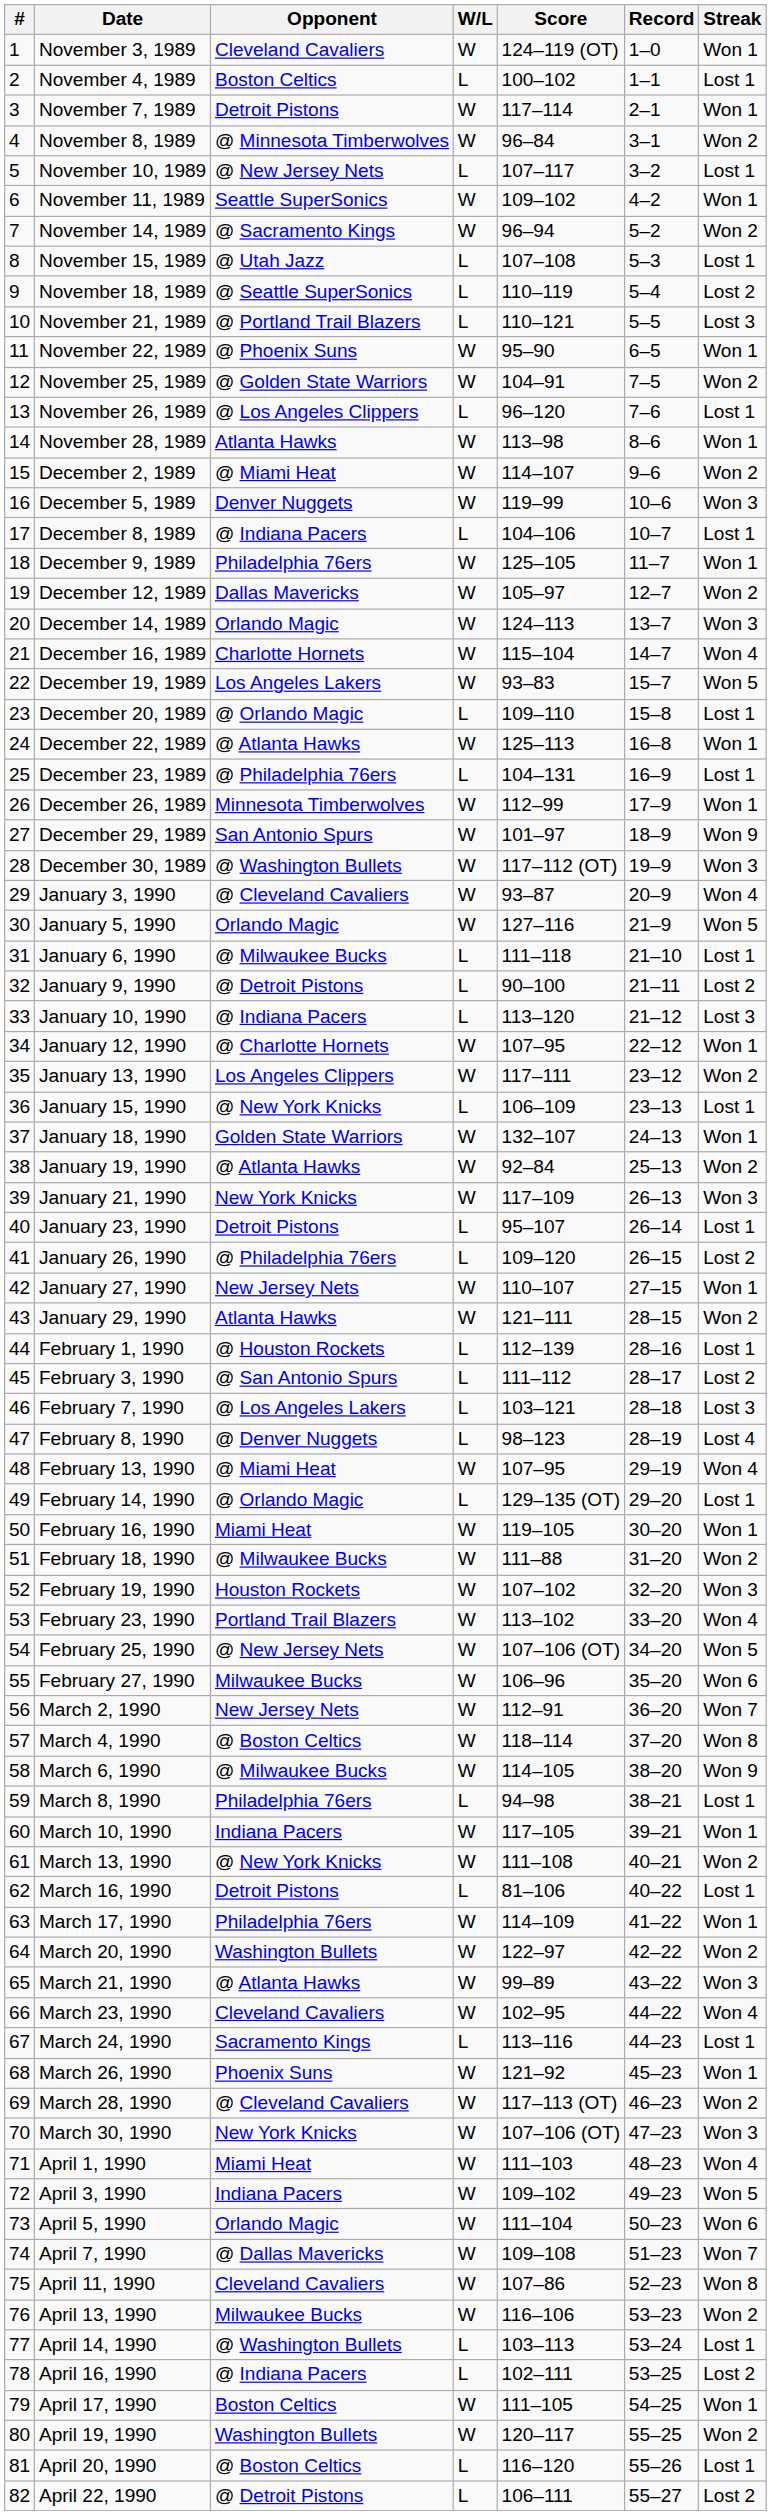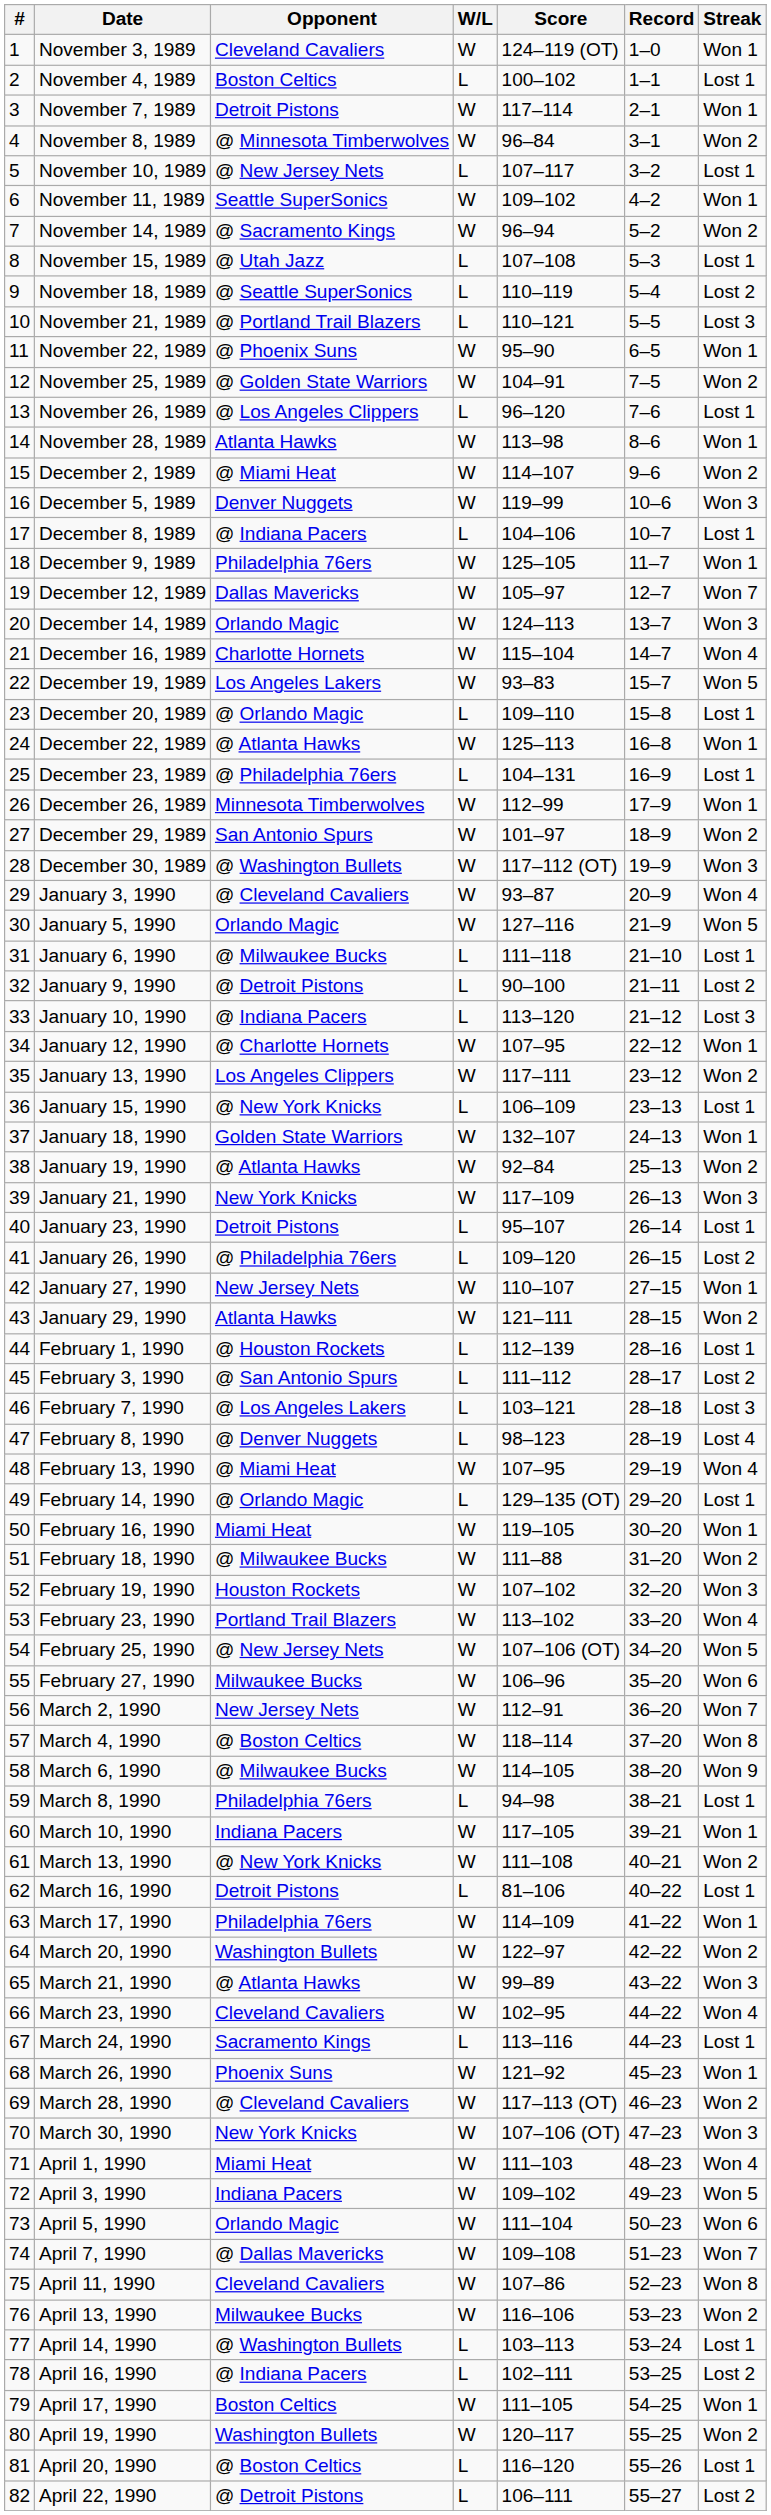(731, 593) Won 2 -> (731, 593) Won 7
(731, 834) Won 9 -> (731, 834) Won 2
